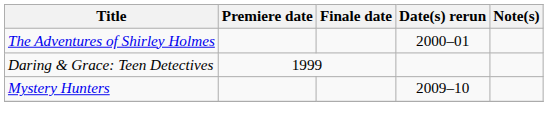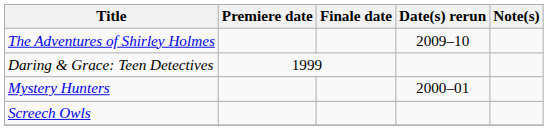(443, 40) 2000–01 -> (443, 40) 2009–10
(443, 88) 2009–10 -> (443, 88) 2000–01
+ row: (49, 112)
